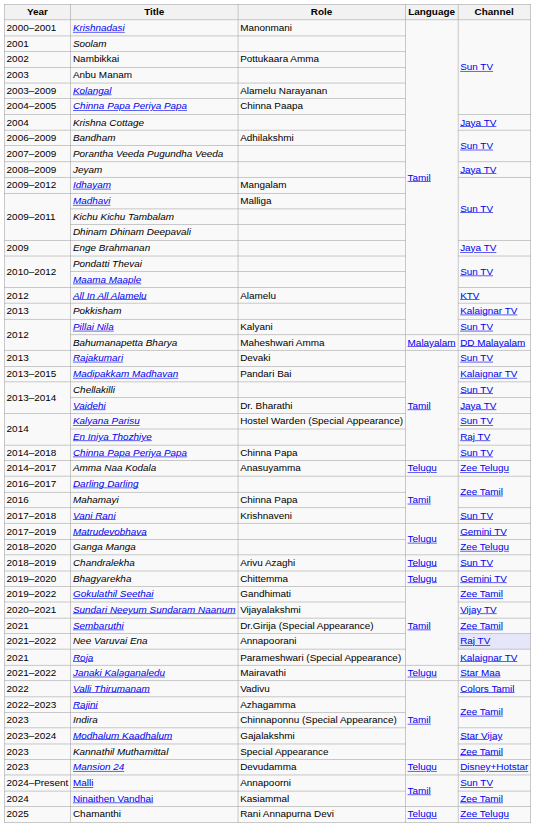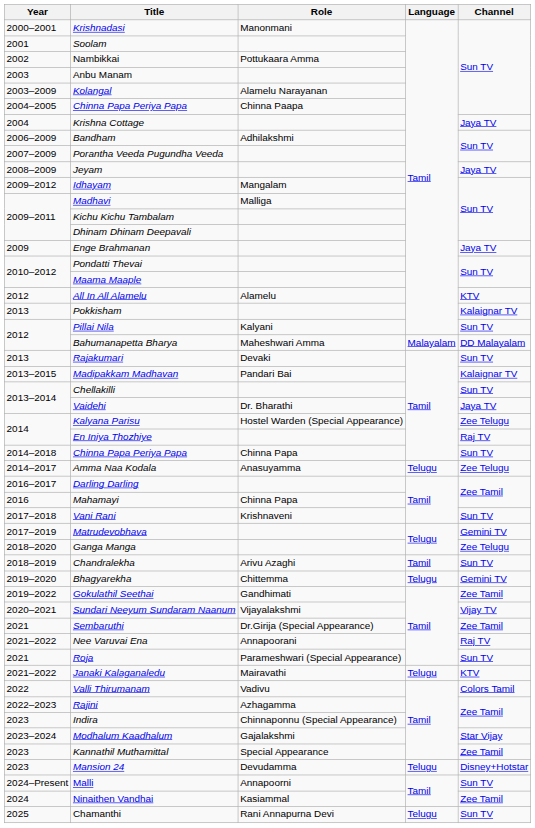(477, 421) Sun TV -> (485, 421) Zee Telugu
(422, 563) Telugu -> (419, 563) Tamil
(475, 641) lavender background -> (475, 641) no background
(489, 657) Kalaignar TV -> (477, 657) Sun TV
(480, 673) Star Maa -> (470, 673) KTV
(485, 814) Zee Telugu -> (477, 814) Sun TV
